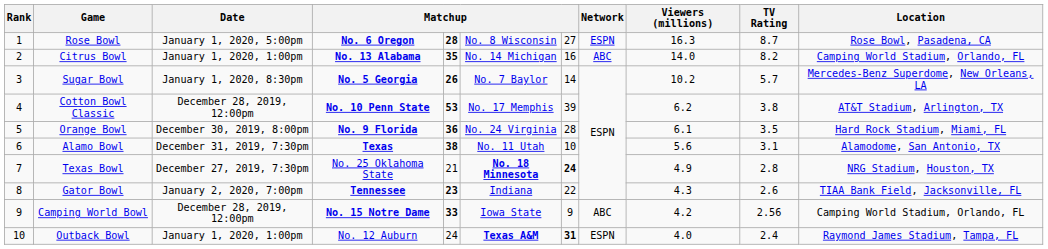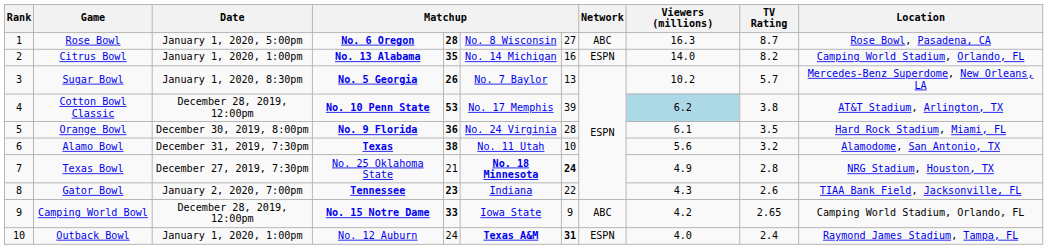(602, 41) ESPN -> (602, 41) ABC
(602, 57) ABC -> (602, 57) ESPN
(570, 80) 14 -> (570, 80) 13
(683, 108) no background -> (683, 108) lightblue background
(769, 147) 3.1 -> (769, 147) 3.2
(769, 214) 2.56 -> (769, 214) 2.65
